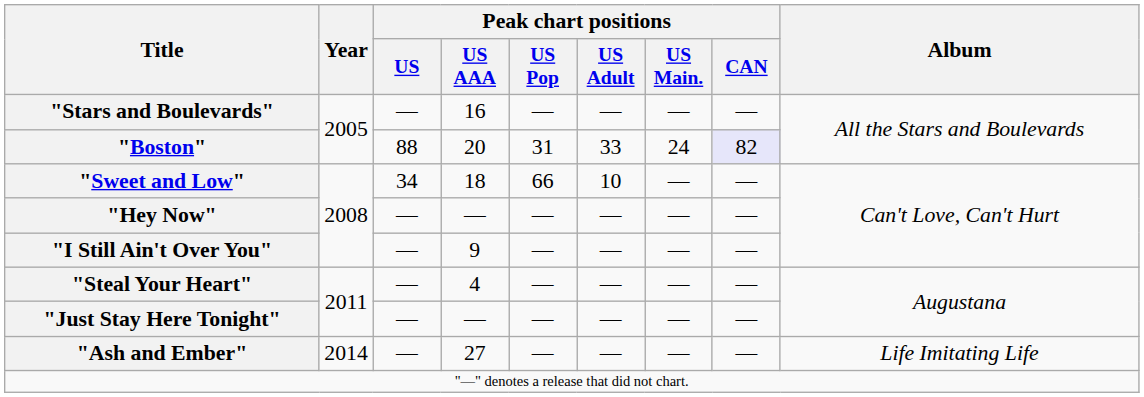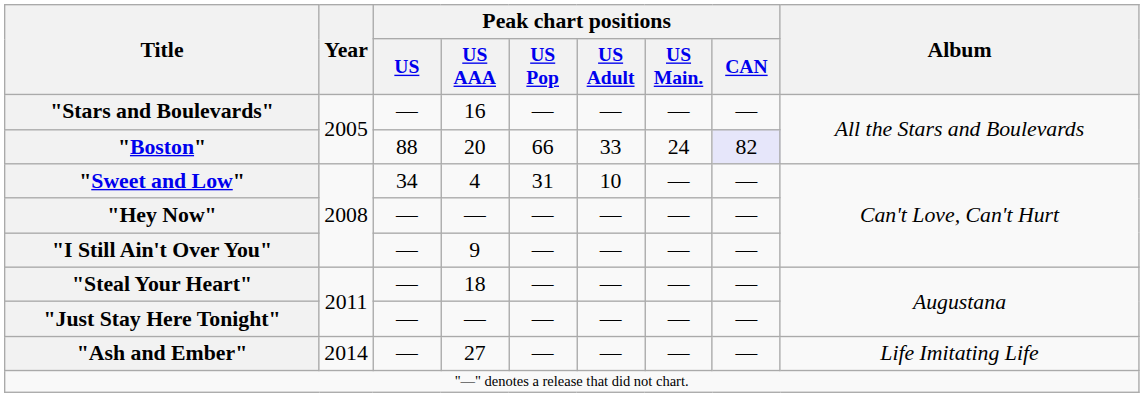(543, 146) 31 -> (543, 146) 66
(475, 180) 18 -> (475, 180) 4
(543, 180) 66 -> (543, 180) 31
(475, 284) 4 -> (475, 284) 18
